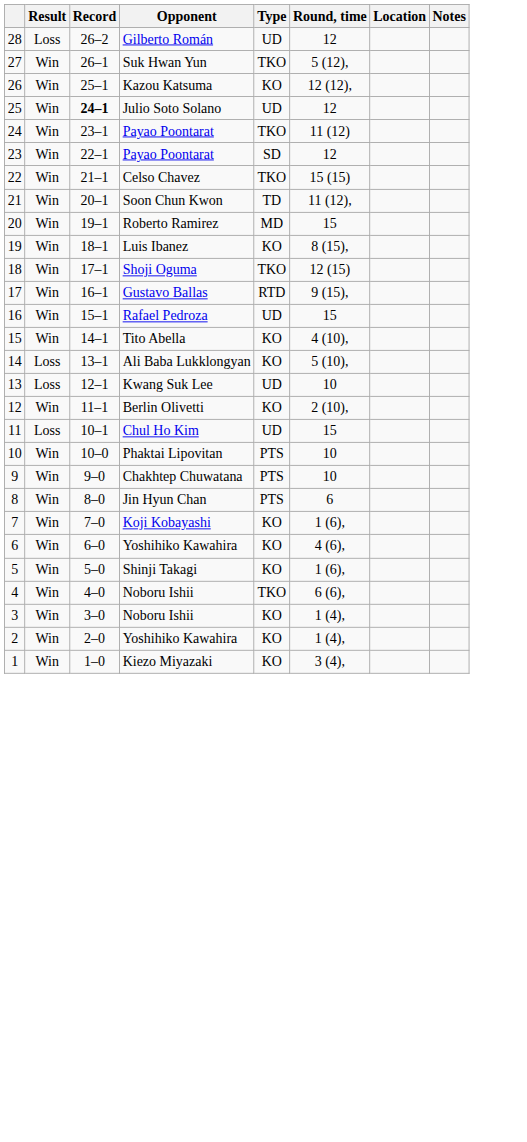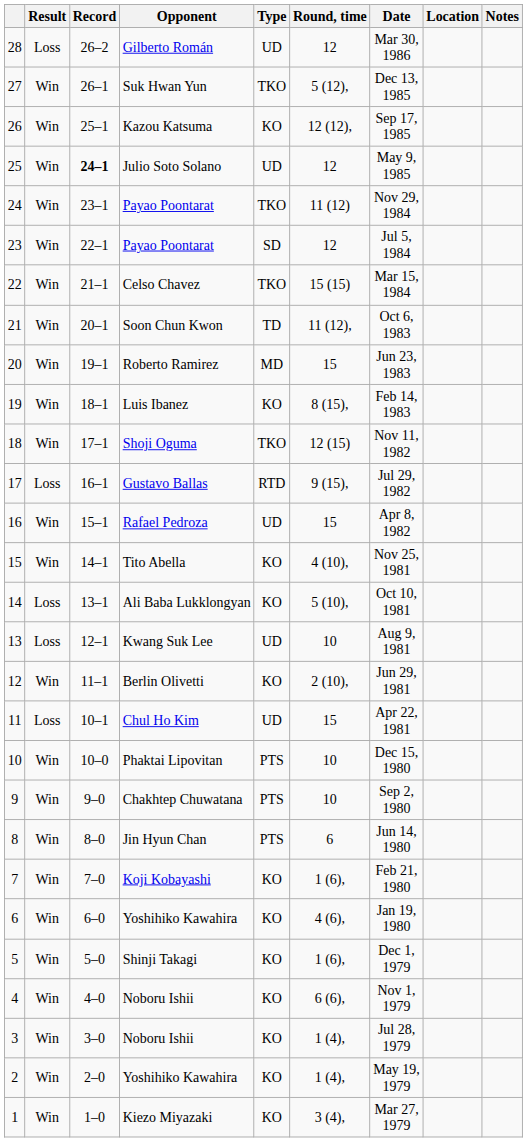+ column: (397, 16)
(47, 292) Win -> (47, 483) Loss
(272, 592) TKO -> (272, 998) KO
